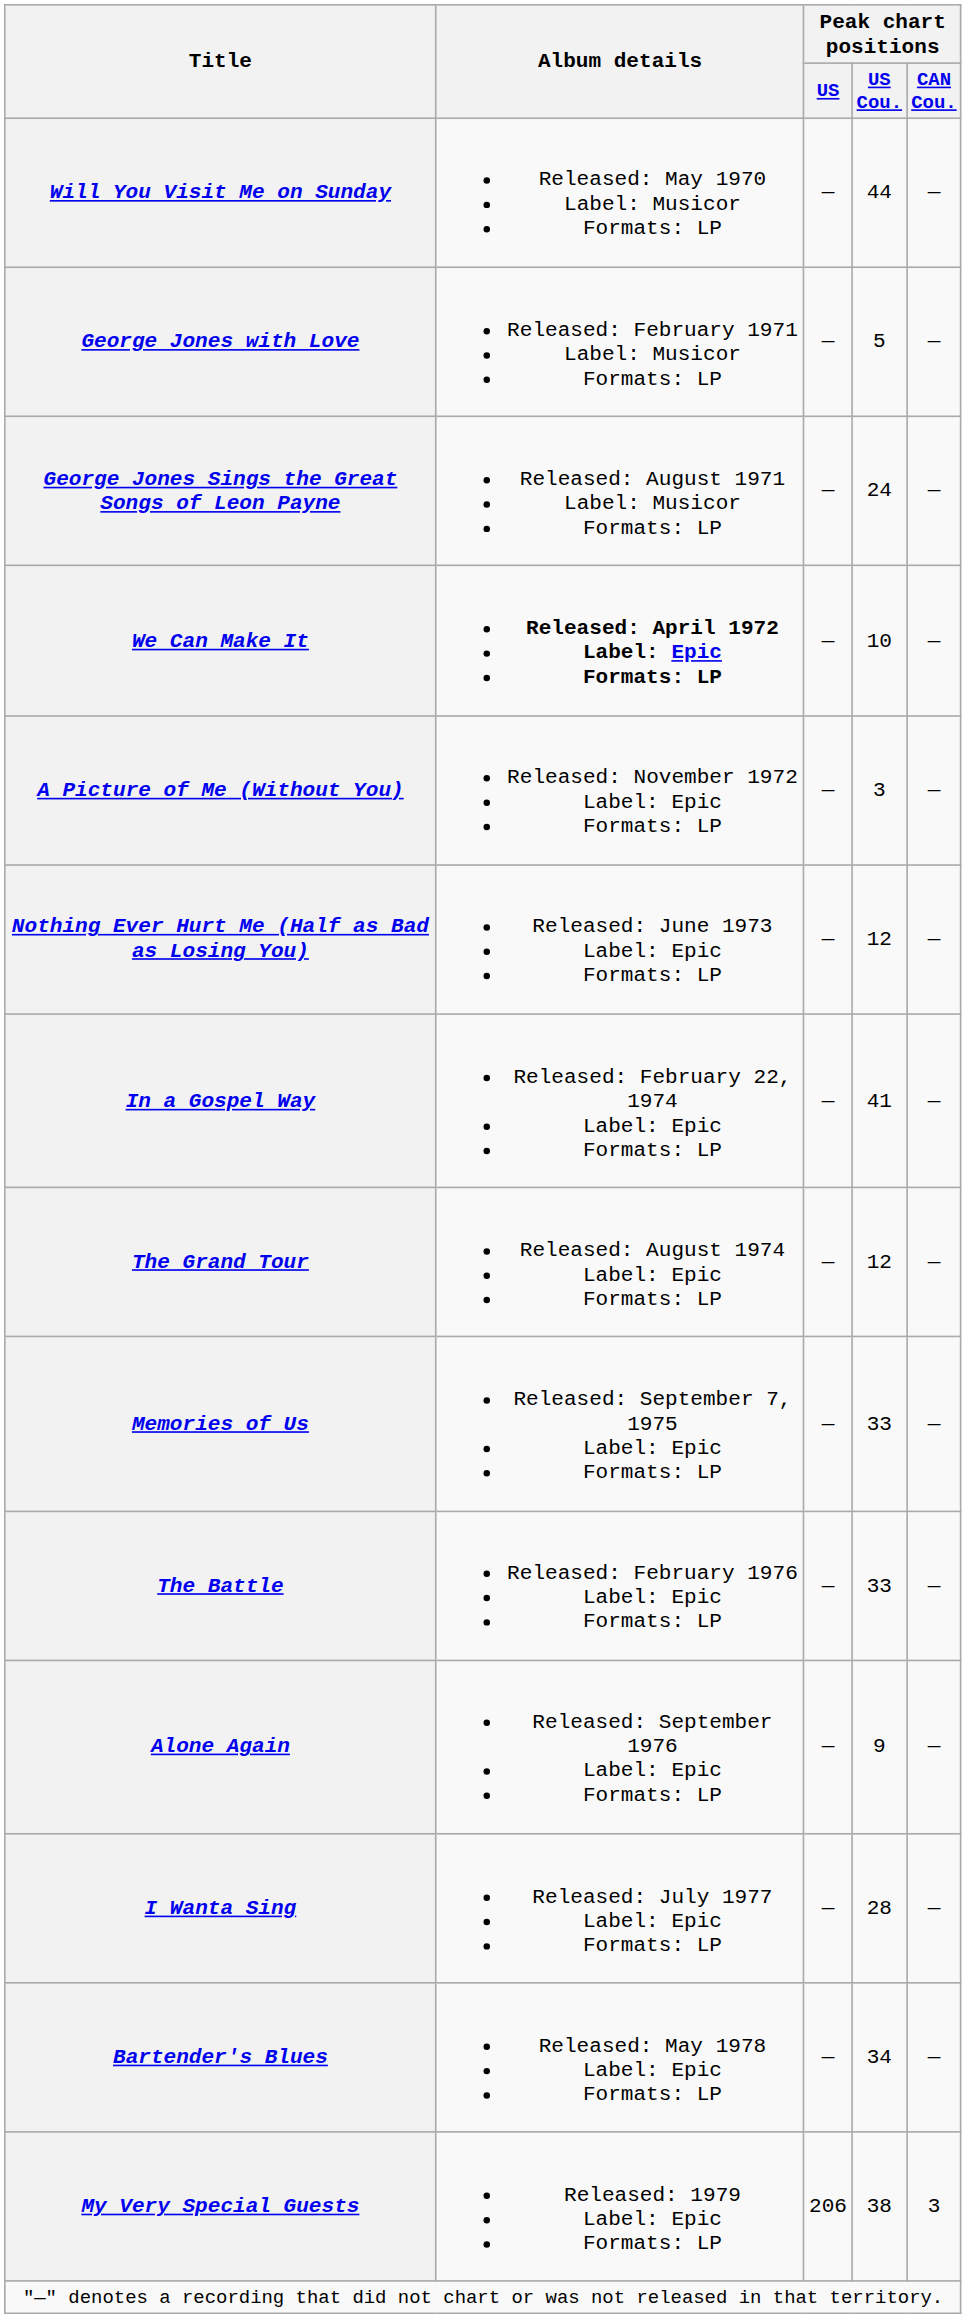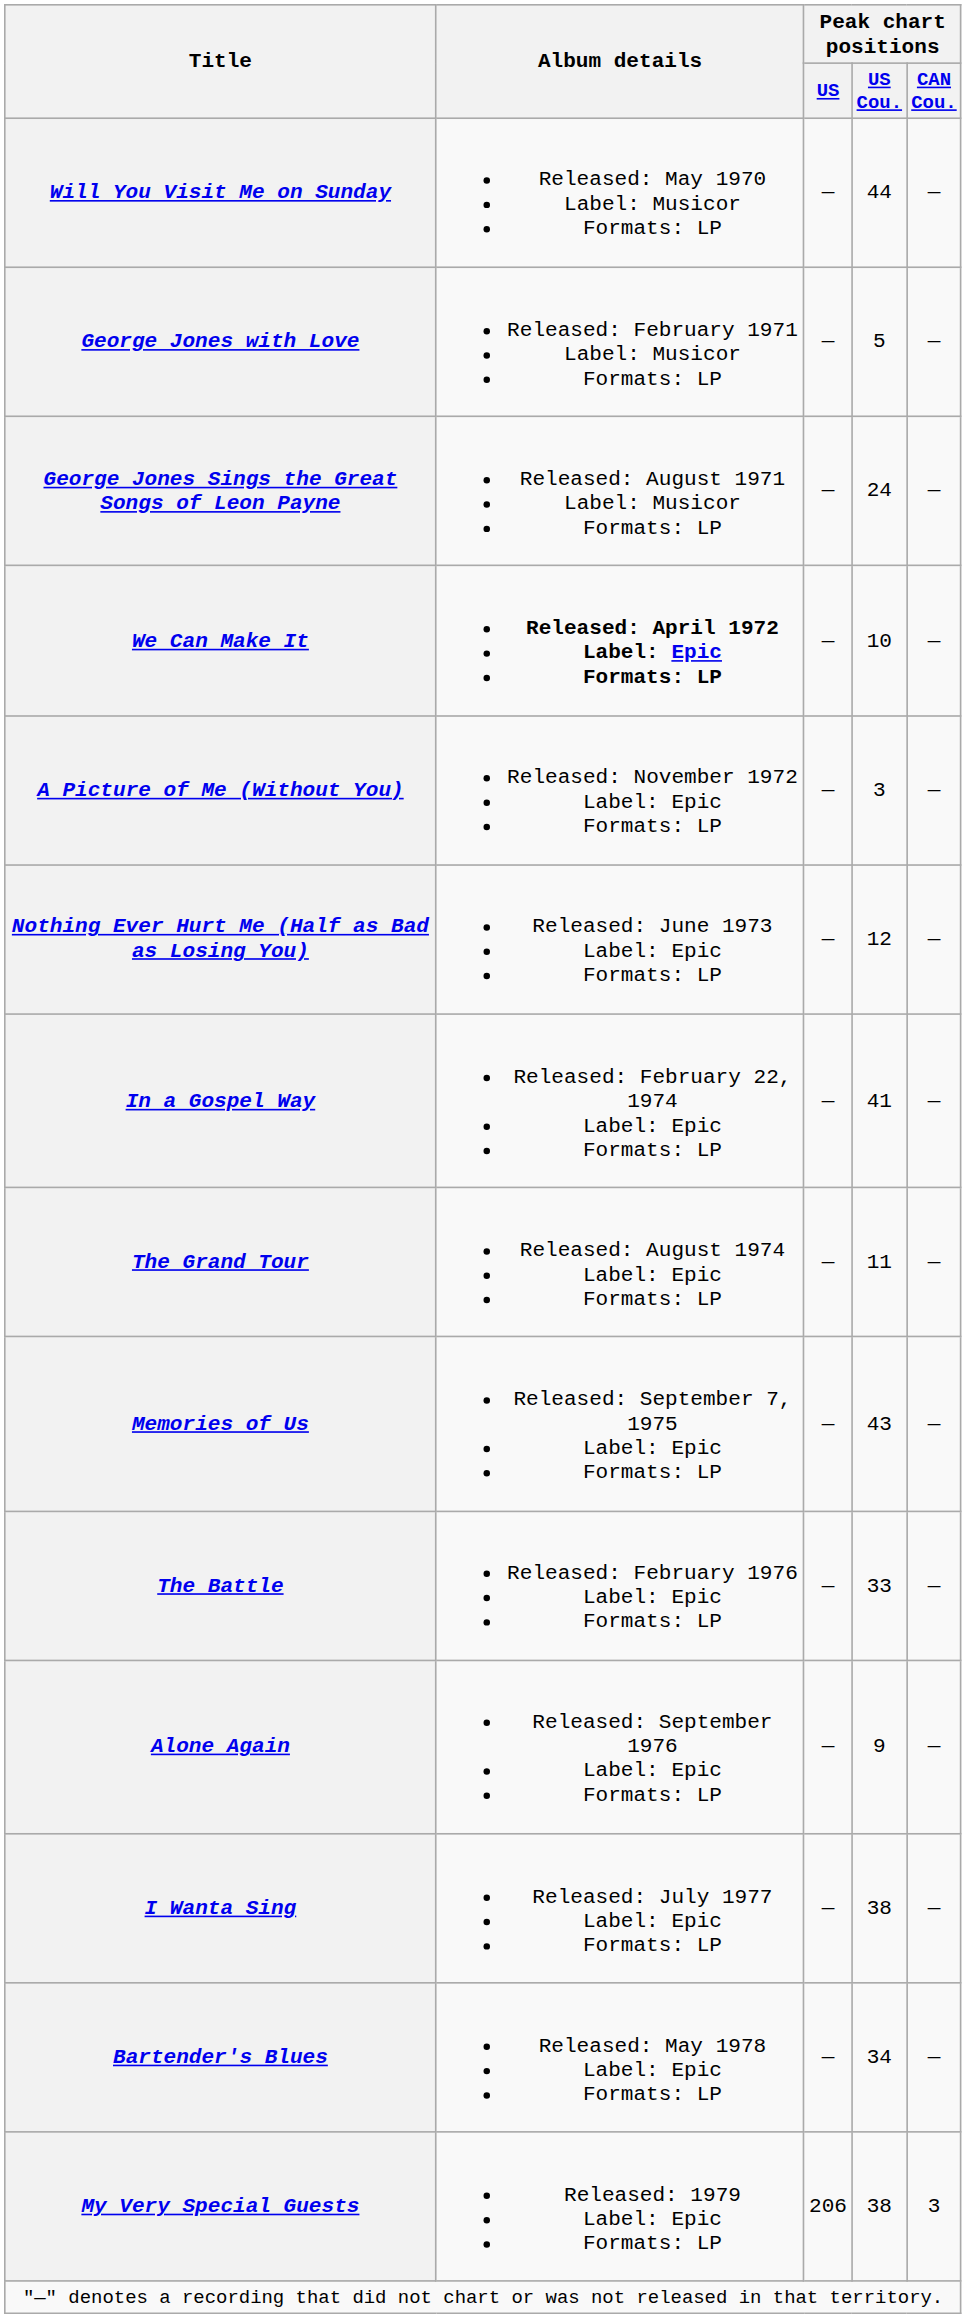(879, 1262) 12 -> (879, 1262) 11
(879, 1424) 33 -> (879, 1424) 43
(879, 1908) 28 -> (879, 1908) 38
